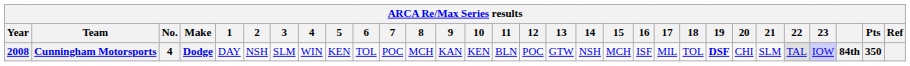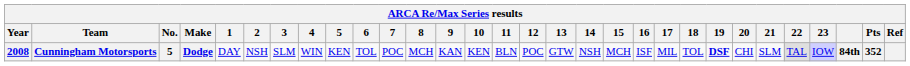(170, 51) 4 -> (170, 51) 5
(873, 51) 350 -> (873, 51) 352
